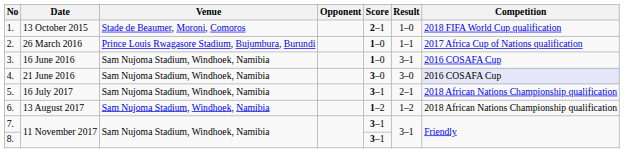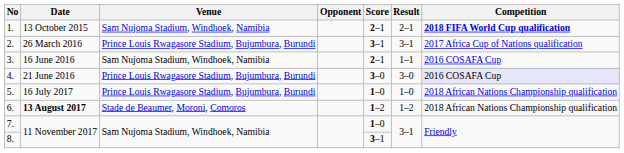(174, 27) Stade de Beaumer, Moroni, Comoros -> (186, 27) Sam Nujoma Stadium, Windhoek, Namibia
(406, 27) 1–0 -> (406, 27) 2–1
(493, 27) normal -> (497, 27) bold
(377, 43) 1–0 -> (377, 43) 3–1
(406, 43) 1–1 -> (406, 43) 3–1
(377, 59) 1–0 -> (377, 59) 2–1
(406, 59) 3–1 -> (406, 59) 1–1
(186, 75) Sam Nujoma Stadium, Windhoek, Namibia -> (209, 75) Prince Louis Rwagasore Stadium, Bujumbura, Burundi
(186, 91) Sam Nujoma Stadium, Windhoek, Namibia -> (209, 91) Prince Louis Rwagasore Stadium, Bujumbura, Burundi
(377, 91) 3–1 -> (377, 91) 1–0
(406, 91) 2–1 -> (406, 91) 1–0
(54, 107) normal -> (54, 107) bold
(186, 107) Sam Nujoma Stadium, Windhoek, Namibia -> (174, 107) Stade de Beaumer, Moroni, Comoros
(377, 123) 3–1 -> (377, 123) 1–0
